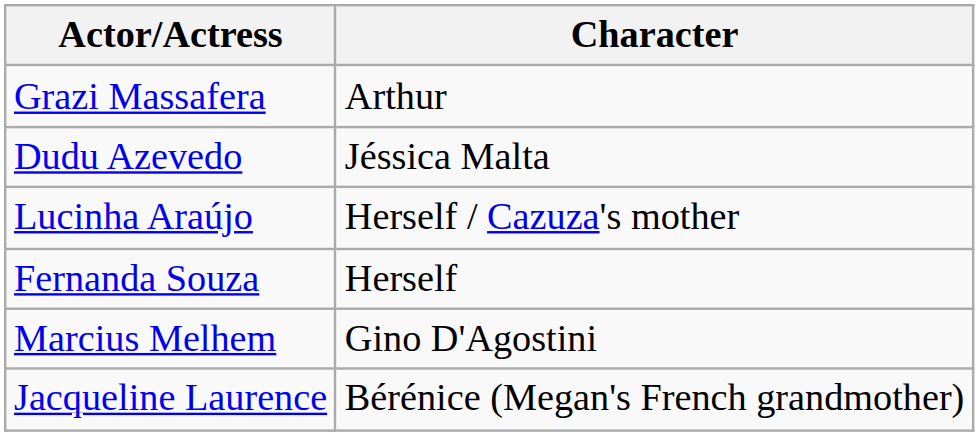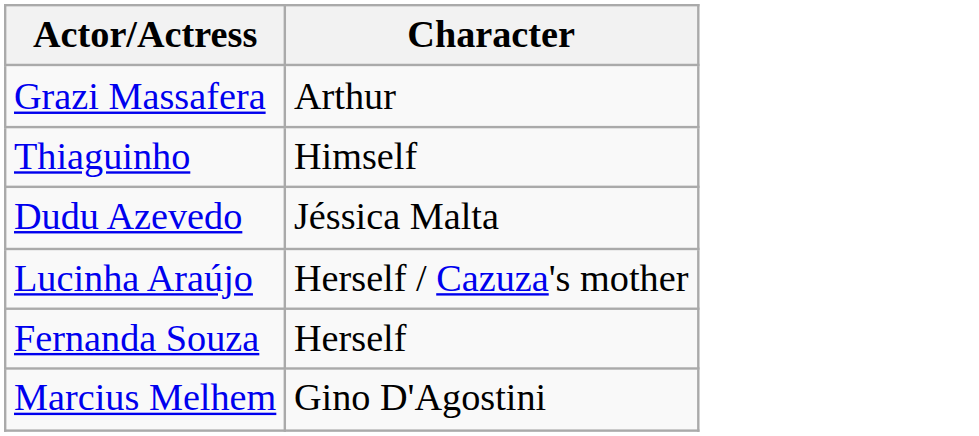+ row: (102, 156)
- row: (171, 398)
